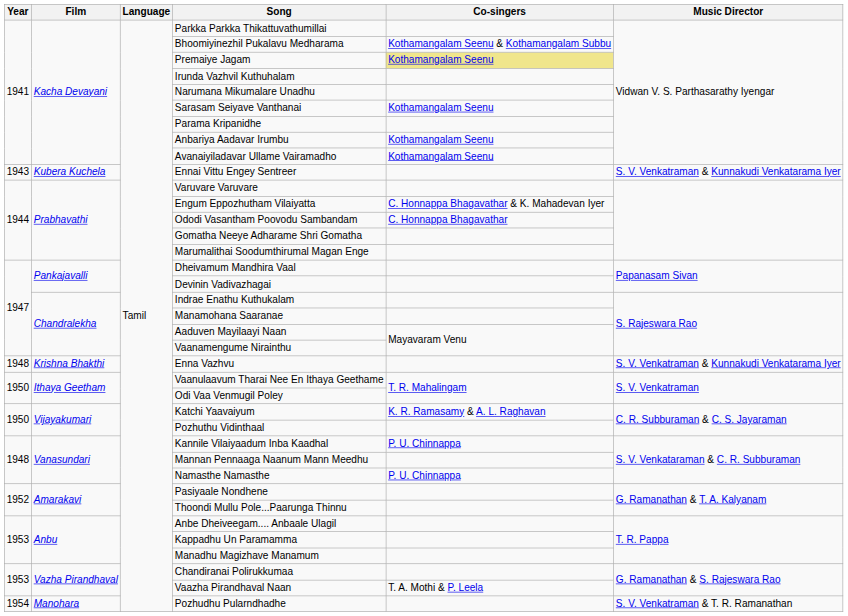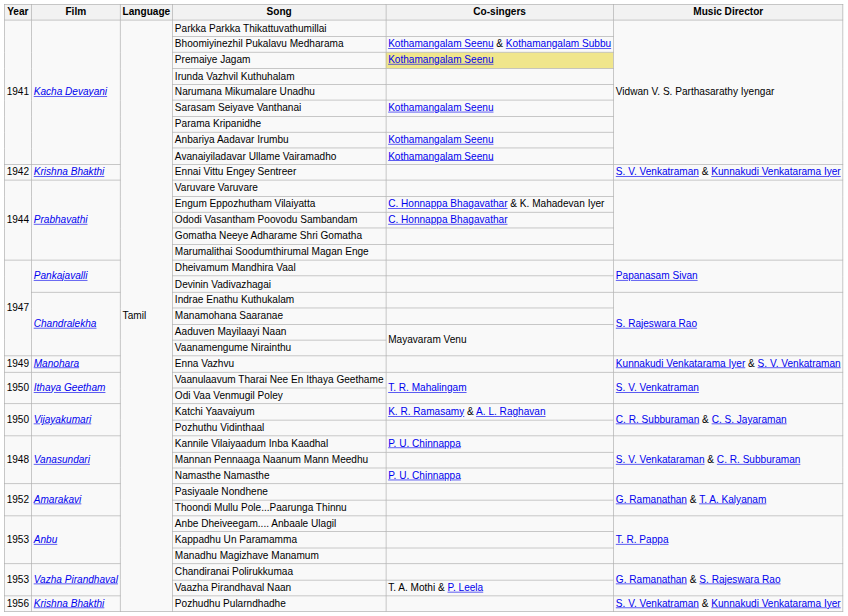(18, 172) 1943 -> (18, 172) 1942
(70, 172) Kubera Kuchela -> (69, 172) Krishna Bhakthi
(18, 364) 1948 -> (18, 364) 1949
(69, 364) Krishna Bhakthi -> (56, 364) Manohara
(728, 364) S. V. Venkatraman & Kunnakudi Venkatarama Iyer -> (728, 364) Kunnakudi Venkatarama Iyer & S. V. Venkatraman
(18, 603) 1954 -> (18, 603) 1956
(56, 603) Manohara -> (69, 603) Krishna Bhakthi
(704, 603) S. V. Venkatraman & T. R. Ramanathan -> (728, 603) S. V. Venkatraman & Kunnakudi Venkatarama Iyer
